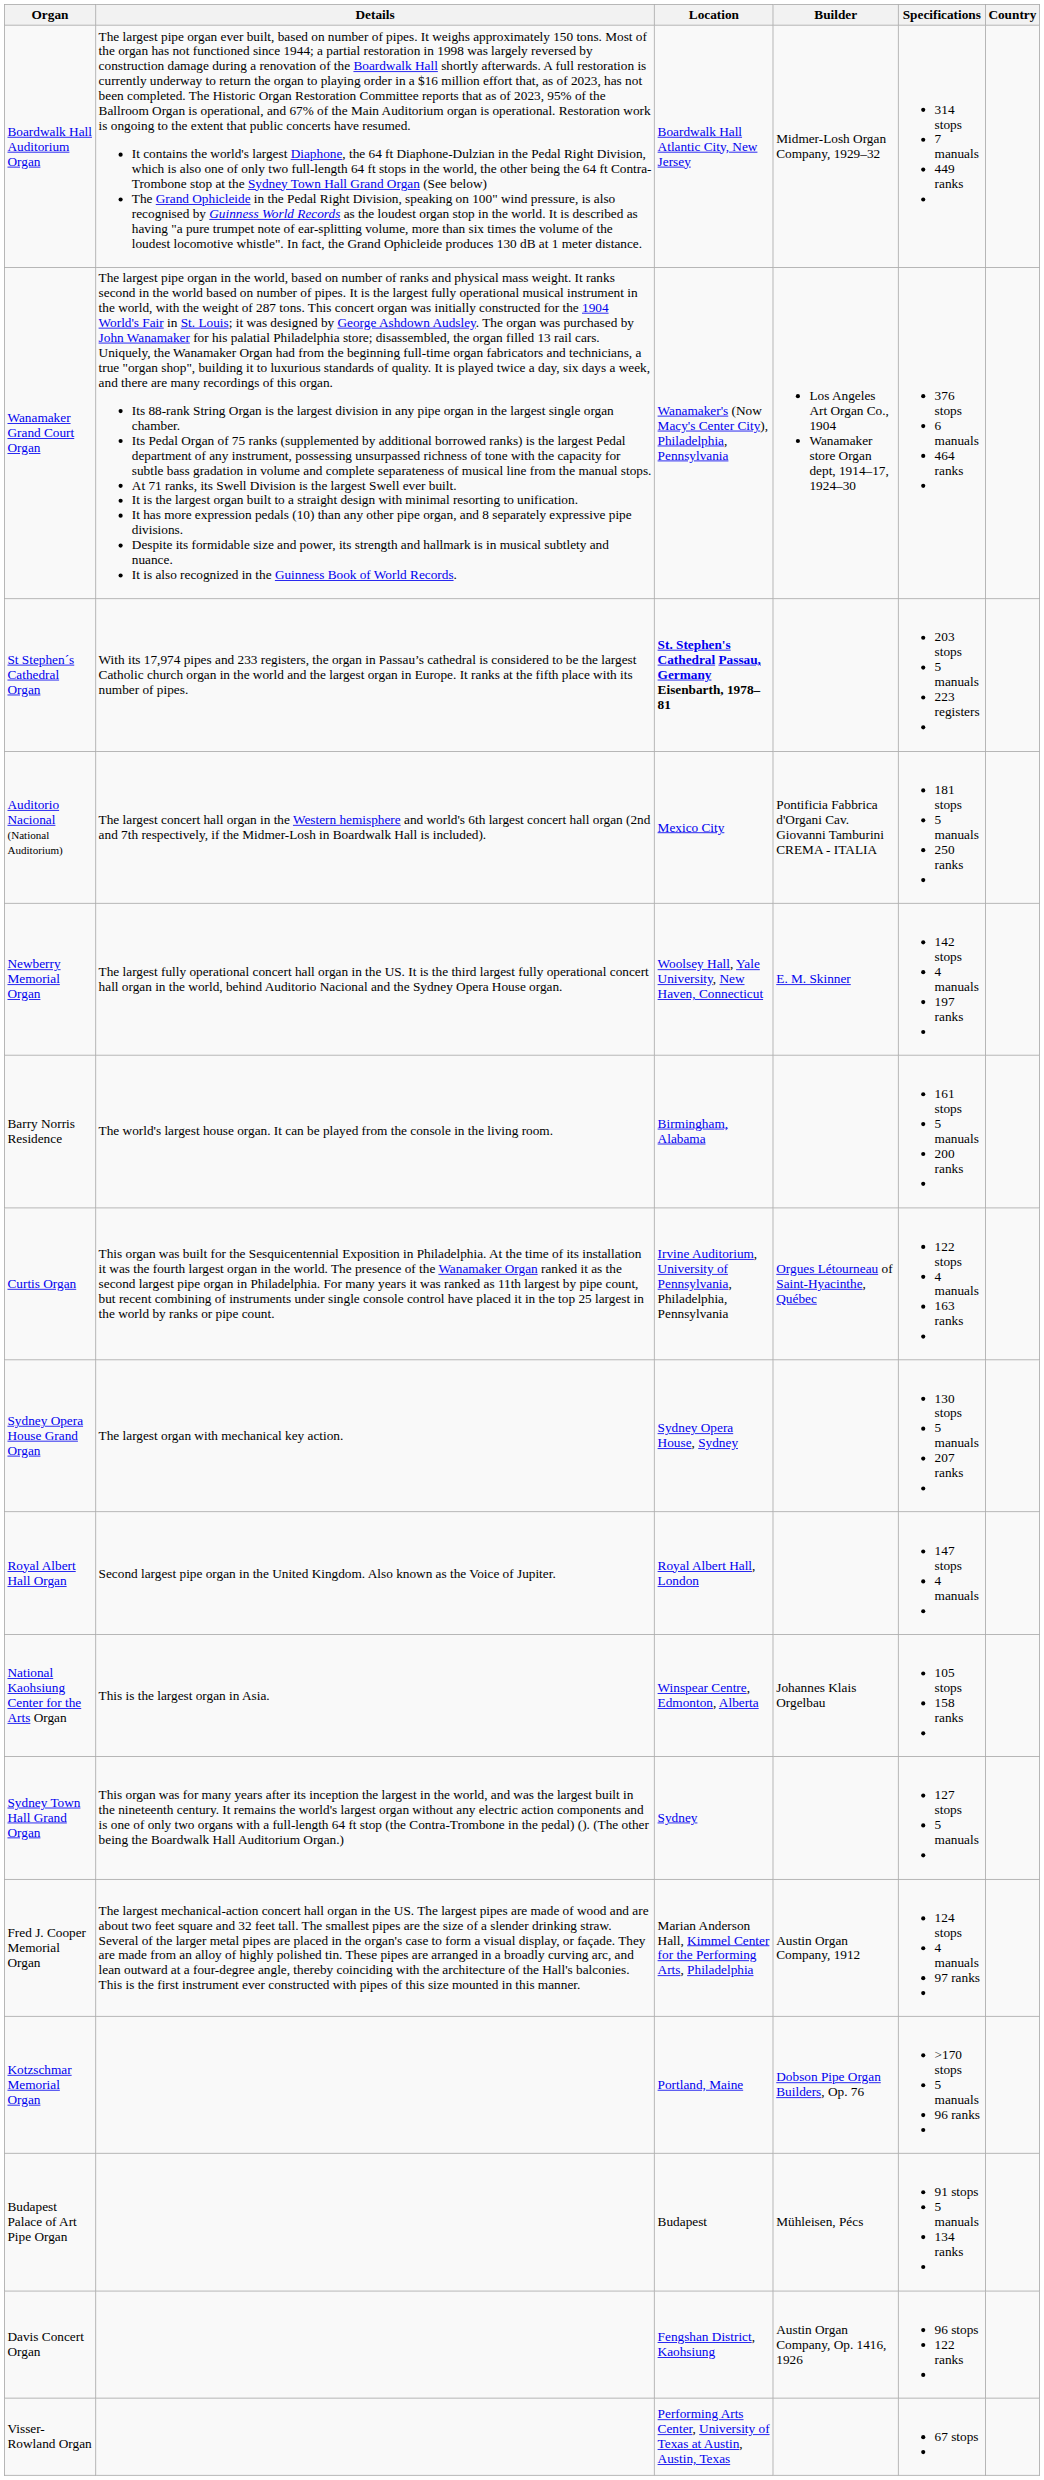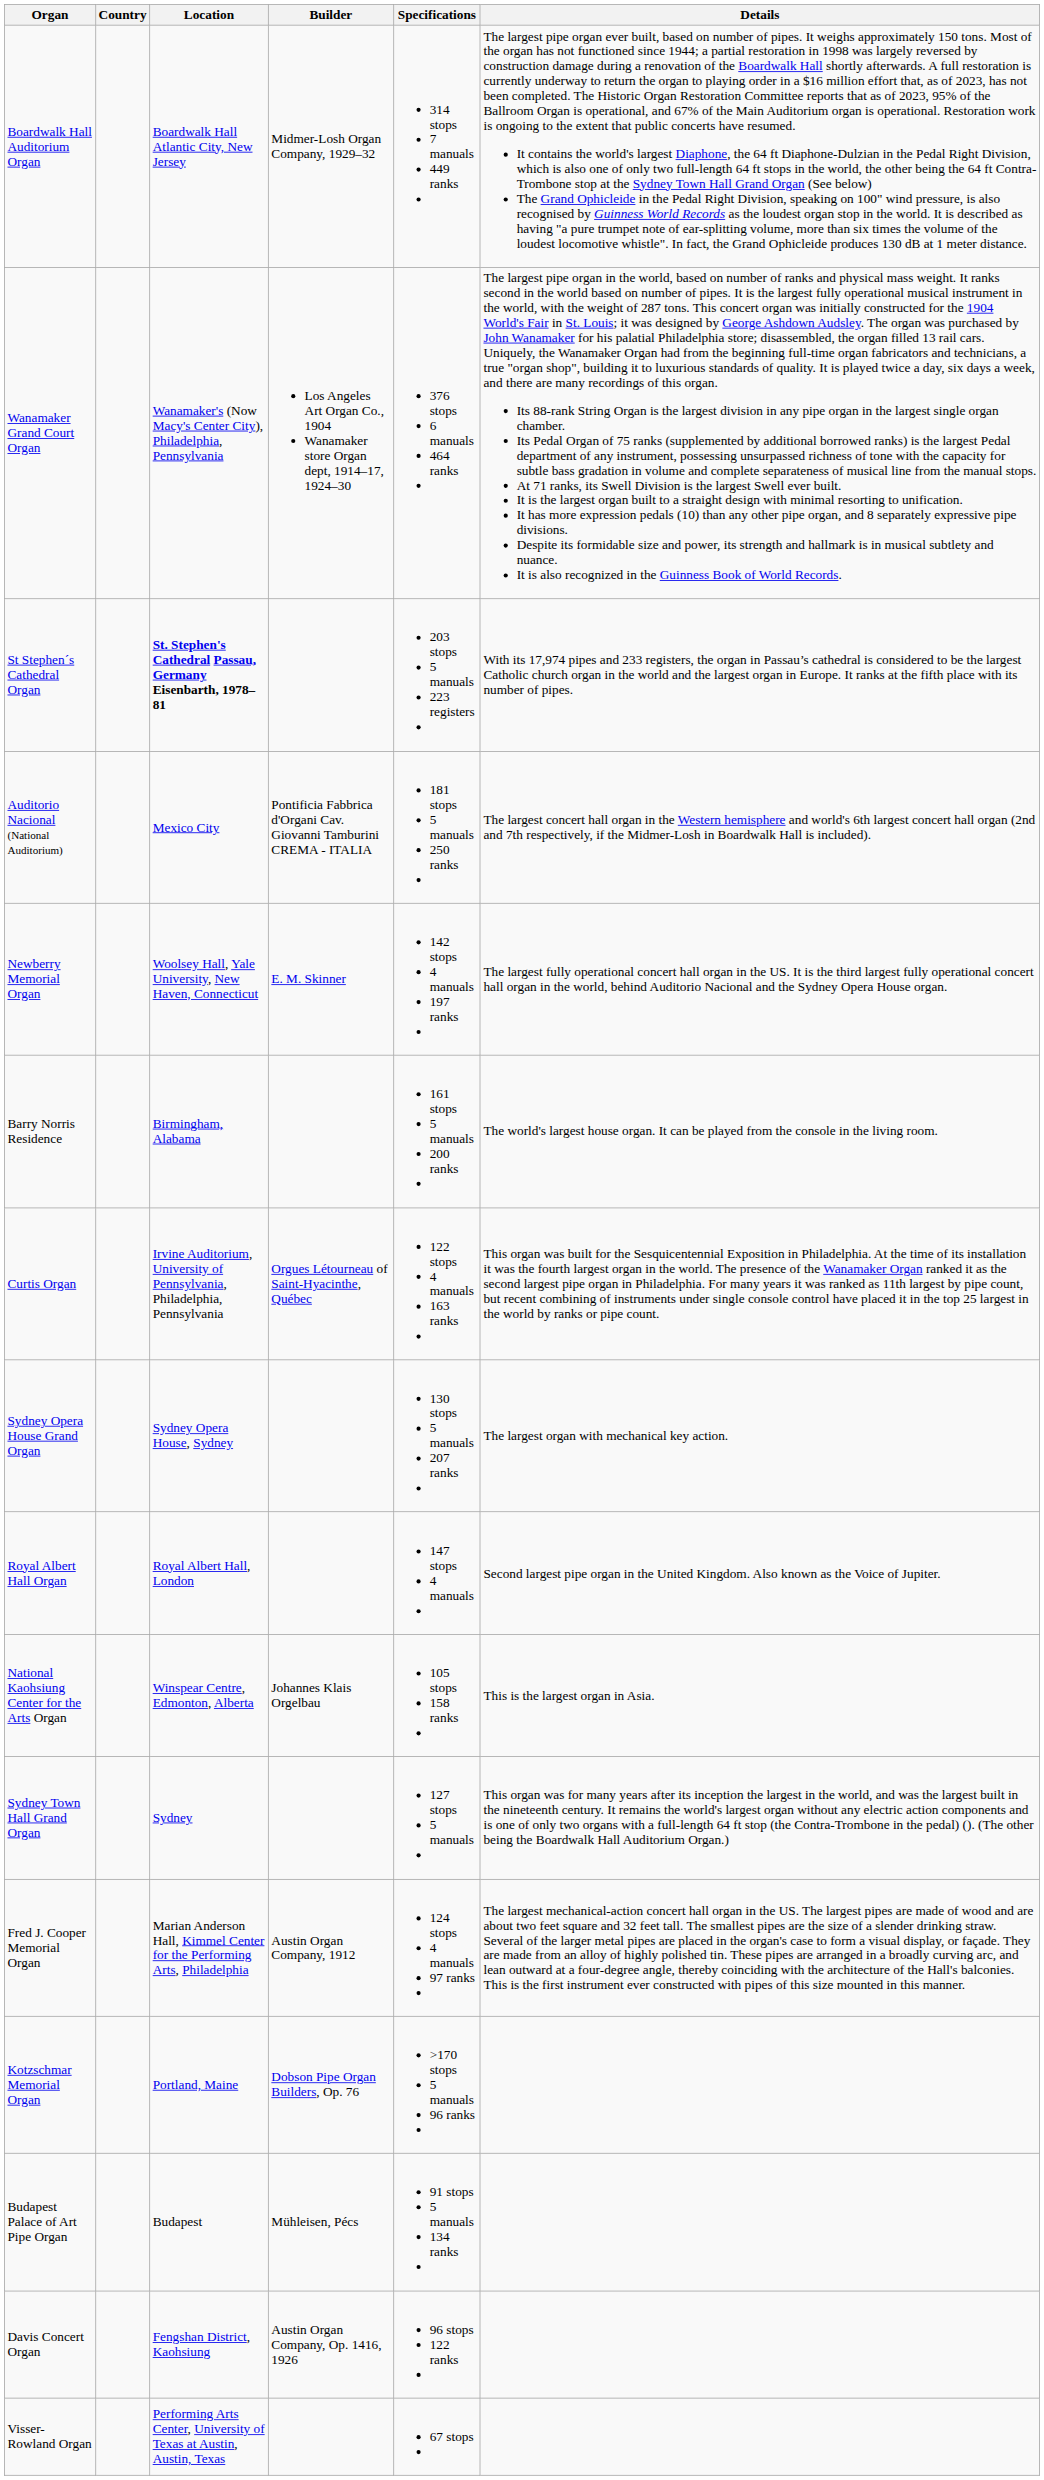columns swapped: (1012, 15) <-> (375, 15)
